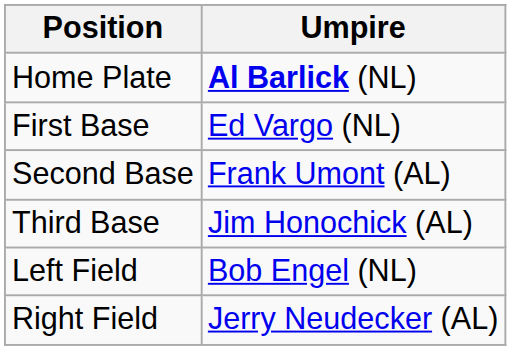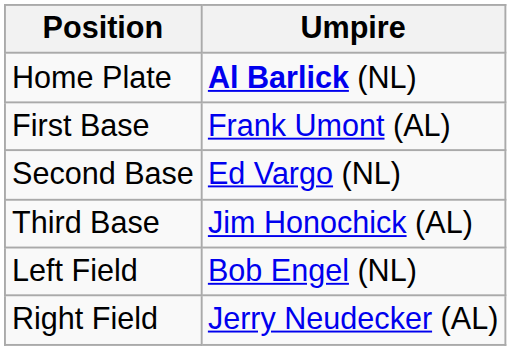(304, 125) Ed Vargo (NL) -> (329, 125) Frank Umont (AL)
(329, 174) Frank Umont (AL) -> (304, 174) Ed Vargo (NL)
